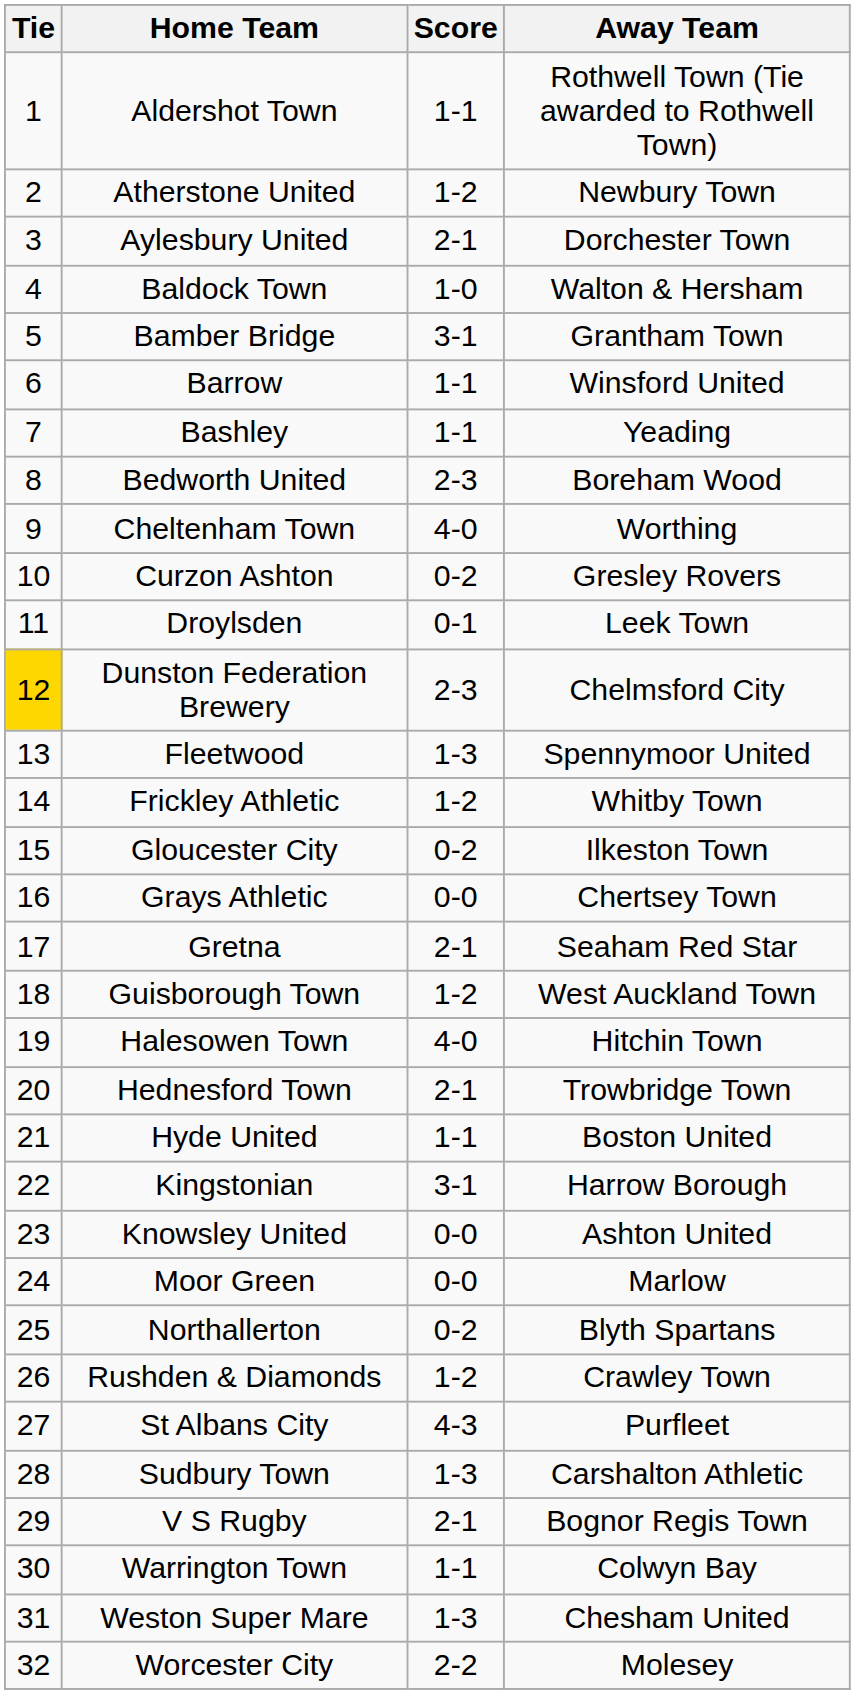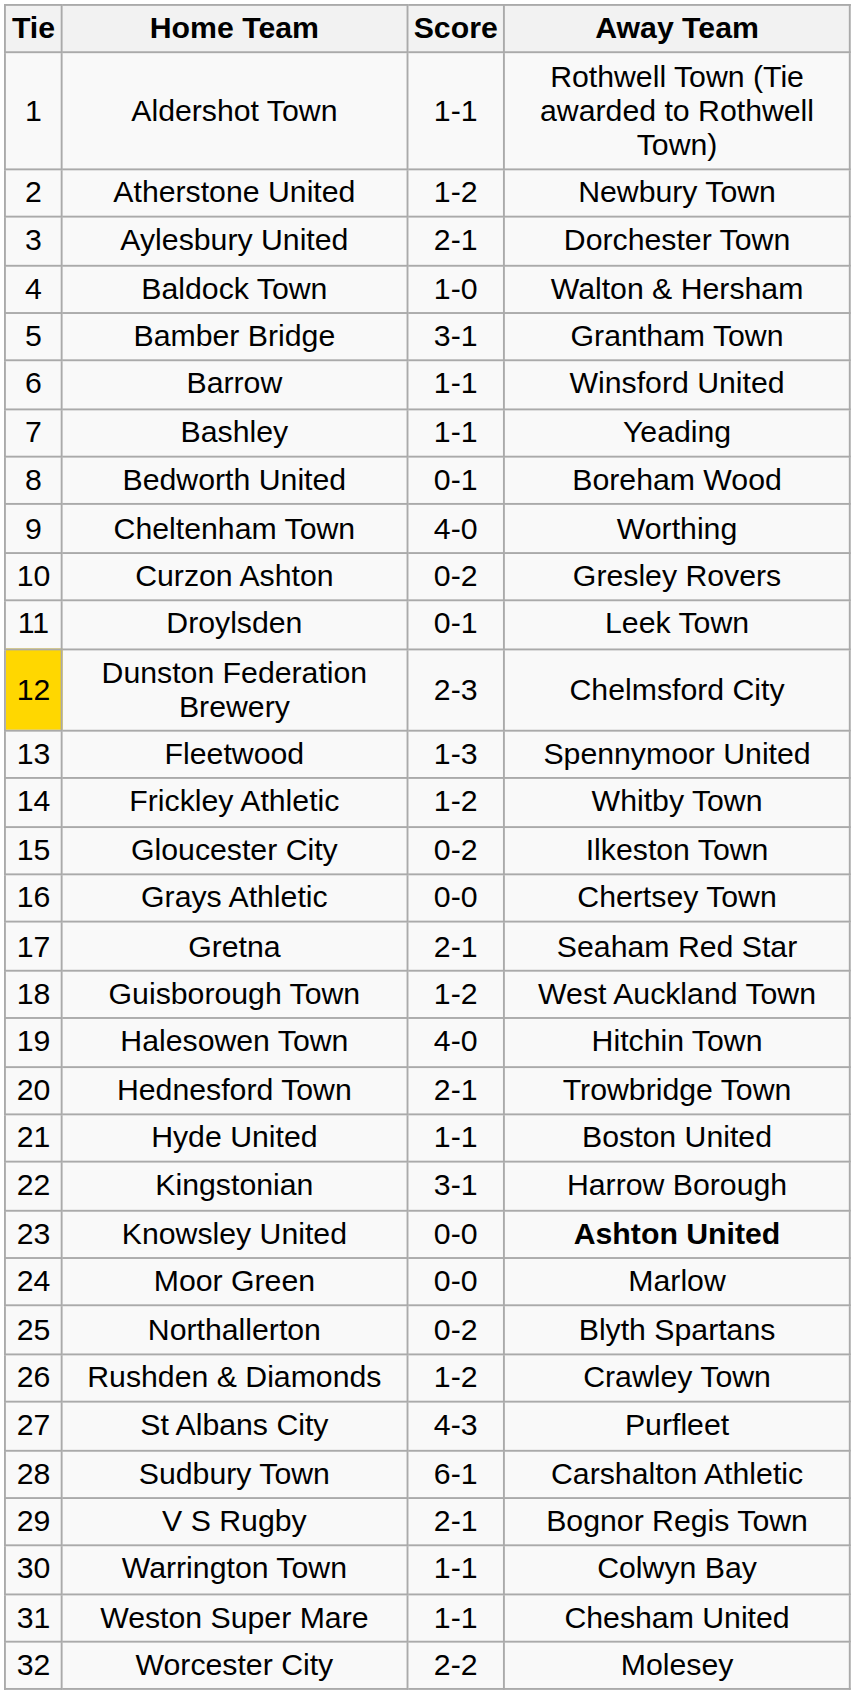(456, 480) 2-3 -> (456, 480) 0-1
(677, 1233) normal -> (677, 1233) bold
(456, 1473) 1-3 -> (456, 1473) 6-1
(456, 1617) 1-3 -> (456, 1617) 1-1
